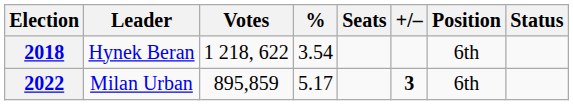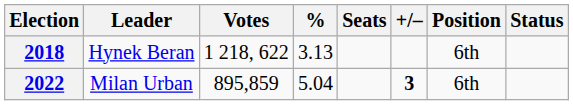(315, 52) 3.54 -> (315, 52) 3.13
(315, 83) 5.17 -> (315, 83) 5.04
